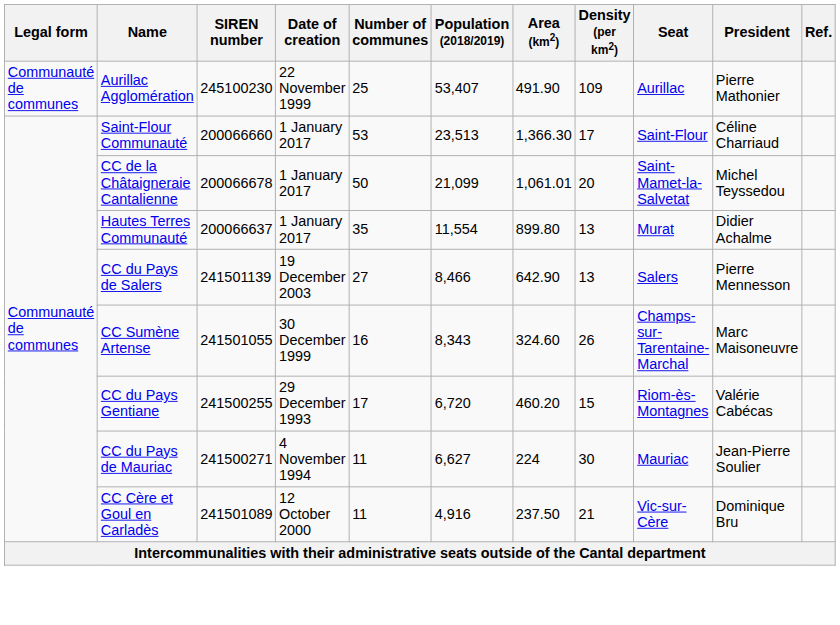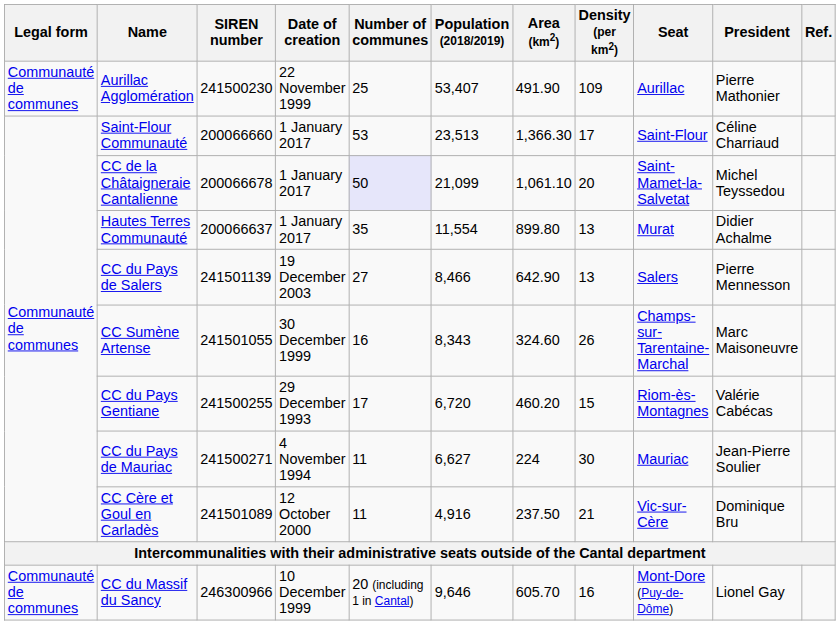(236, 88) 245100230 -> (236, 88) 241500230
(360, 182) no background -> (360, 182) lavender background
(544, 182) 1,061.01 -> (544, 182) 1,061.10
+ row: (144, 592)
